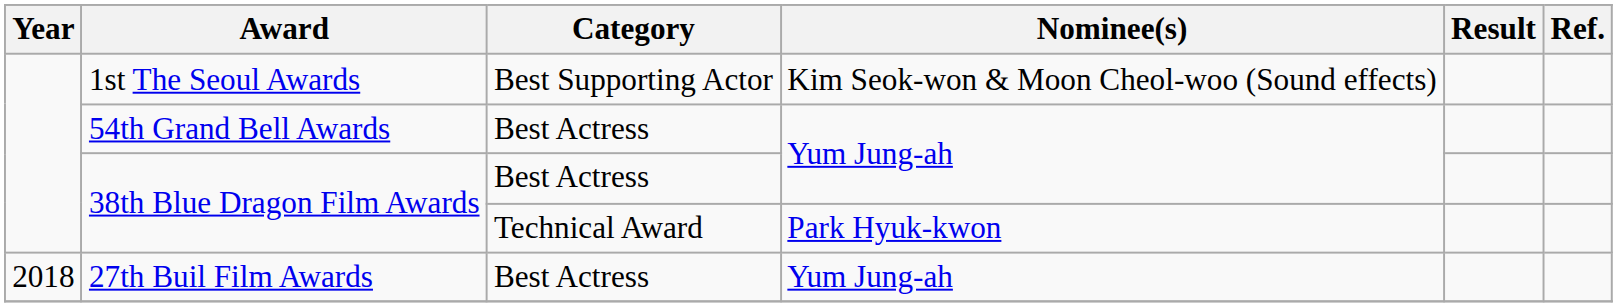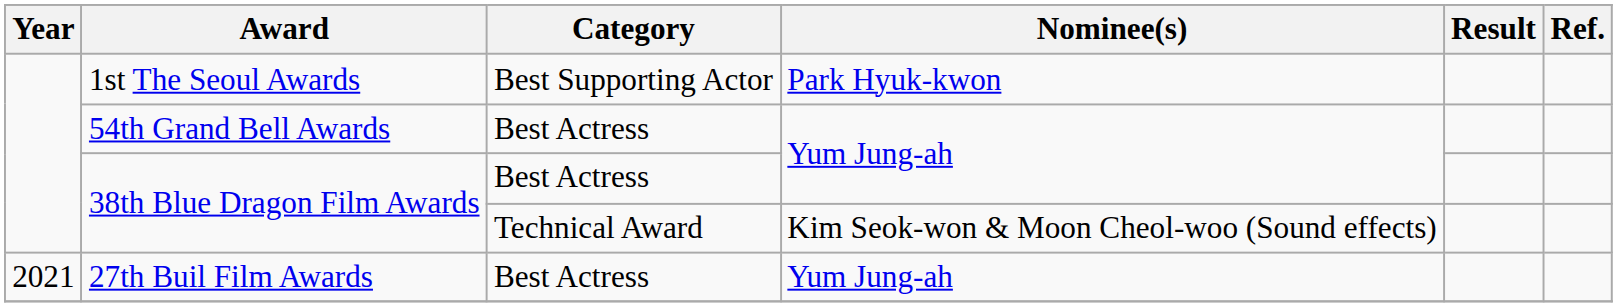(1112, 78) Kim Seok-won & Moon Cheol-woo (Sound effects) -> (894, 78) Park Hyuk-kwon
(894, 227) Park Hyuk-kwon -> (1112, 227) Kim Seok-won & Moon Cheol-woo (Sound effects)
(43, 276) 2018 -> (43, 276) 2021
